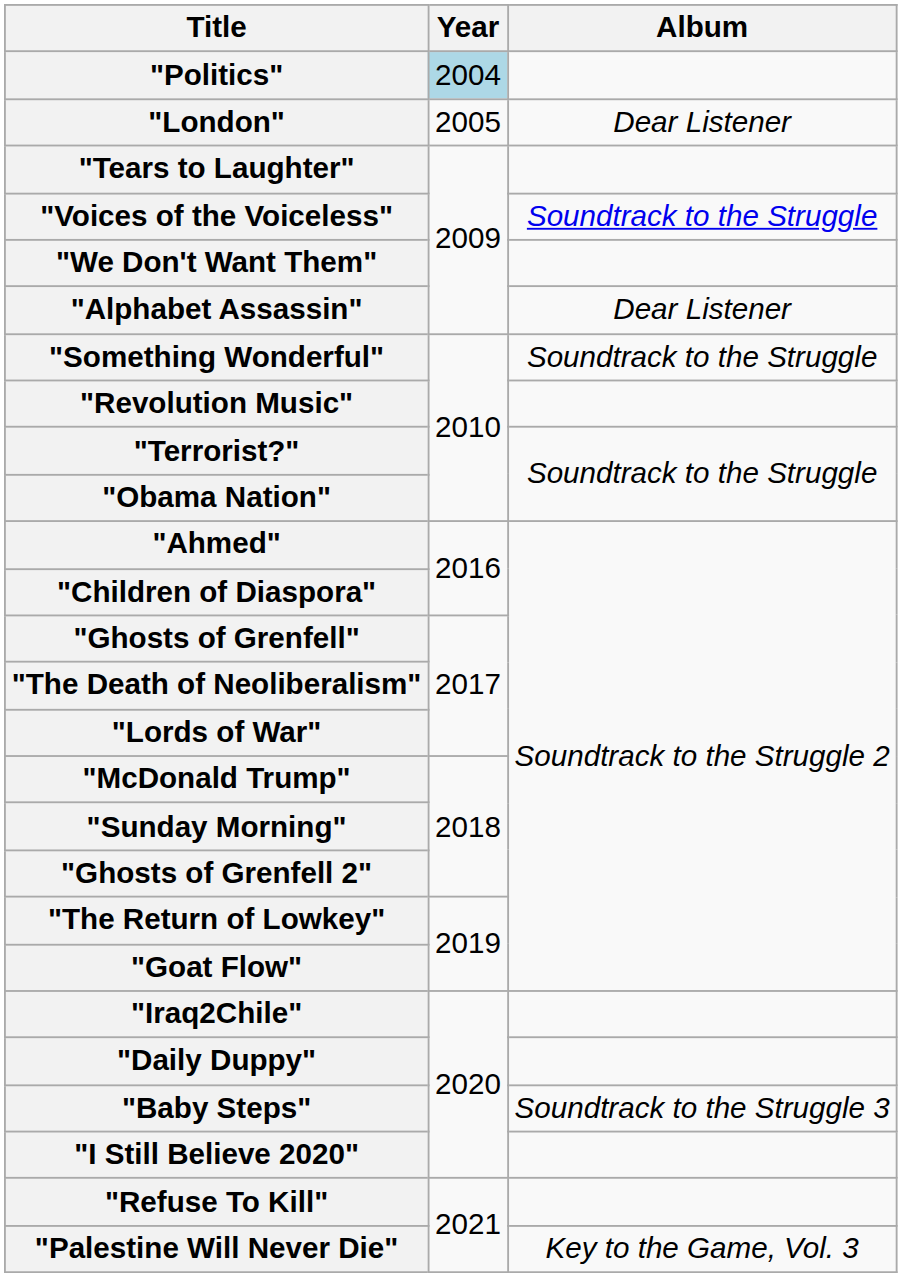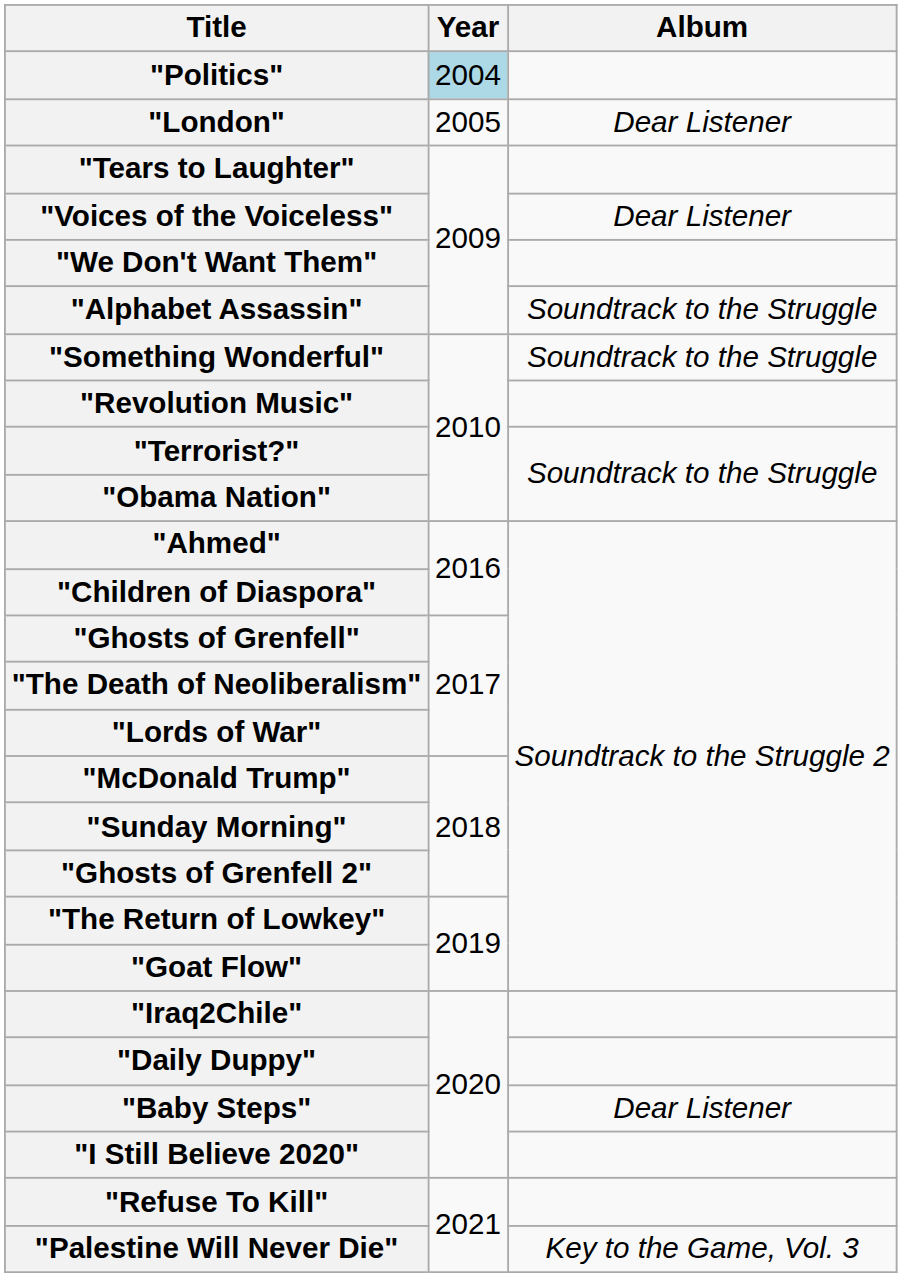(702, 215) Soundtrack to the Struggle -> (702, 215) Dear Listener
(702, 309) Dear Listener -> (702, 309) Soundtrack to the Struggle
(702, 1107) Soundtrack to the Struggle 3 -> (702, 1107) Dear Listener
